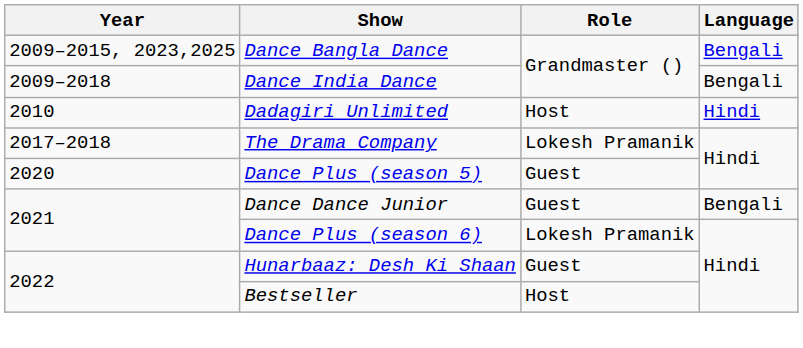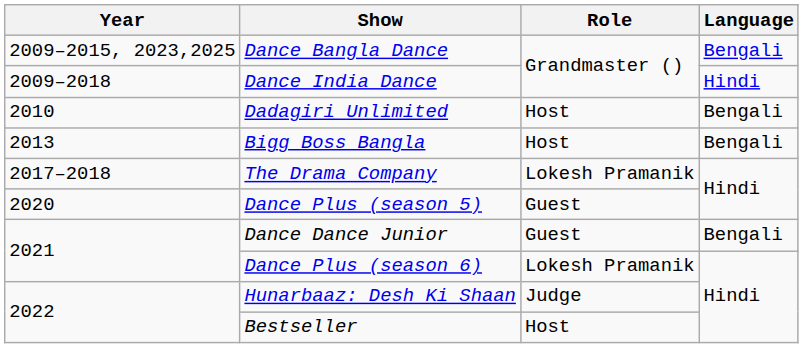(743, 82) Bengali -> (732, 82) Hindi
(732, 112) Hindi -> (743, 112) Bengali
+ row: (335, 143)
(553, 266) Guest -> (553, 297) Judge
